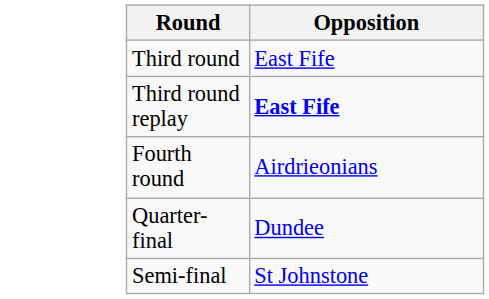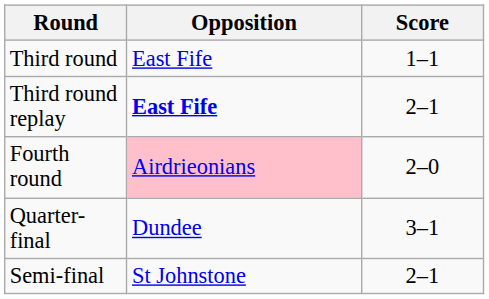+ column: (422, 22)
(316, 167) no background -> (194, 167) pink background
